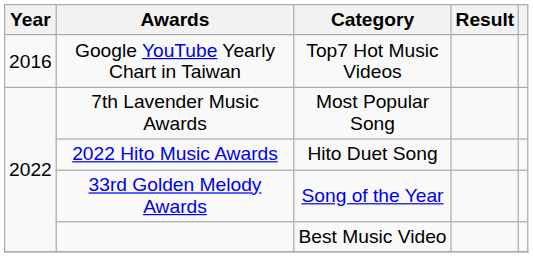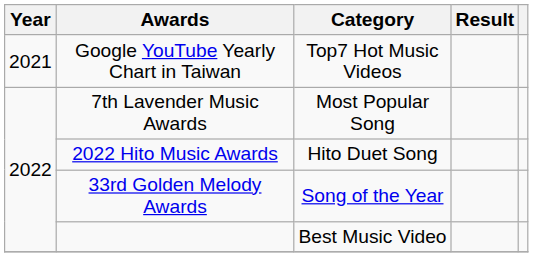(30, 60) 2016 -> (30, 60) 2021
